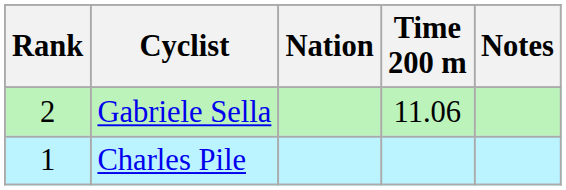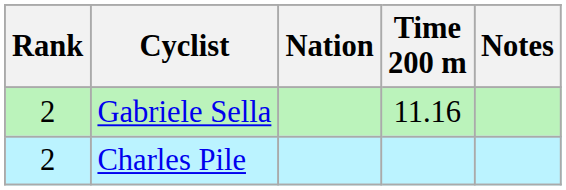(427, 111) 11.06 -> (427, 111) 11.16
(48, 160) 1 -> (48, 160) 2
